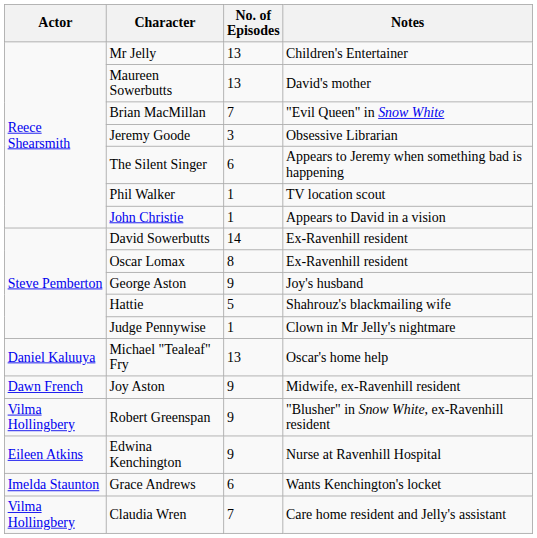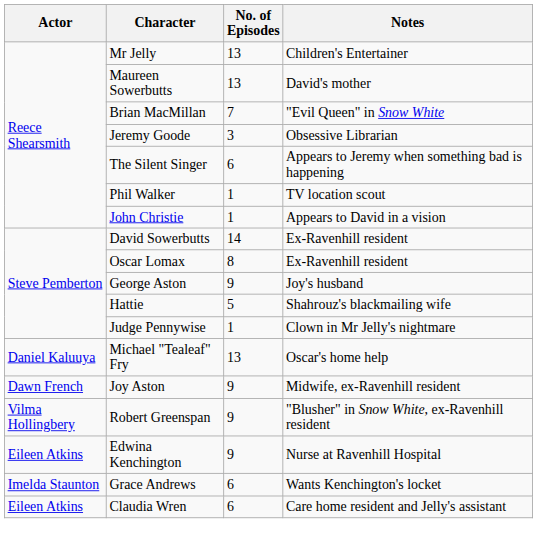(41, 514) Vilma Hollingbery -> (45, 506) Eileen Atkins
(230, 514) 7 -> (230, 506) 6
